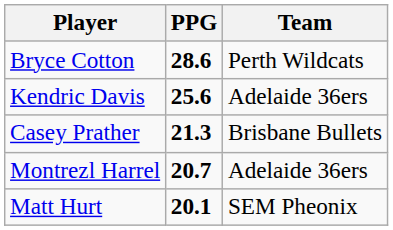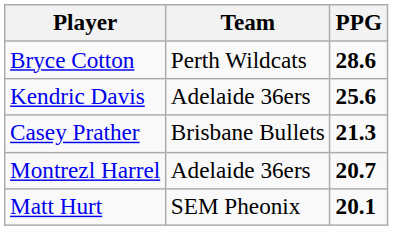columns swapped: (305, 22) <-> (194, 22)
